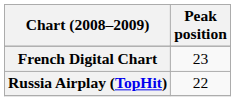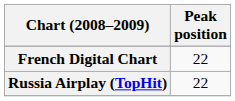(201, 58) 23 -> (201, 58) 22
